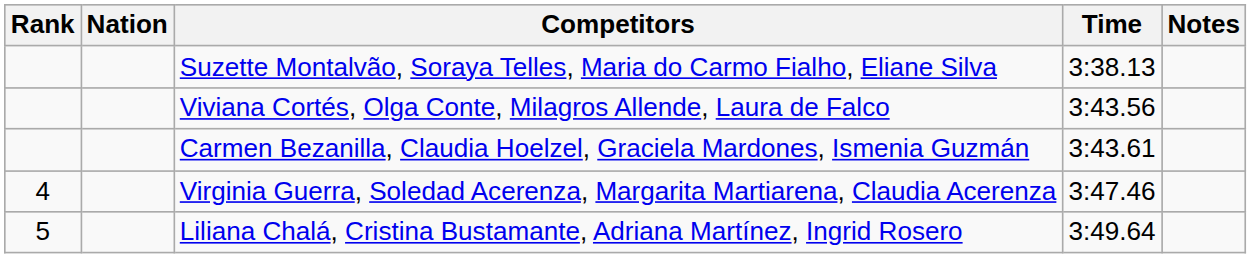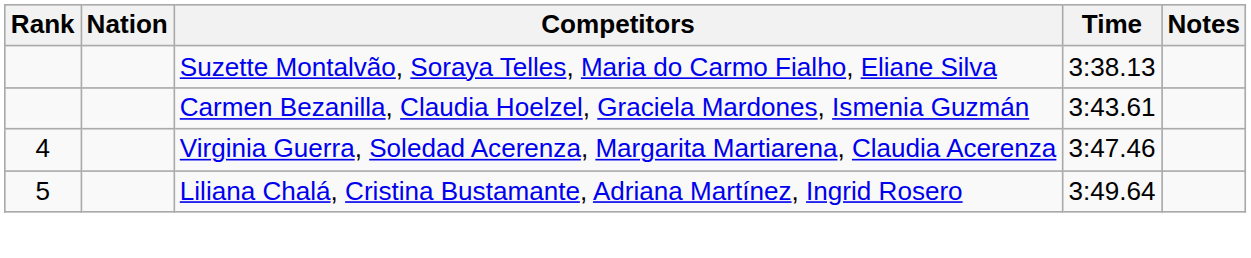- row: (535, 107)
